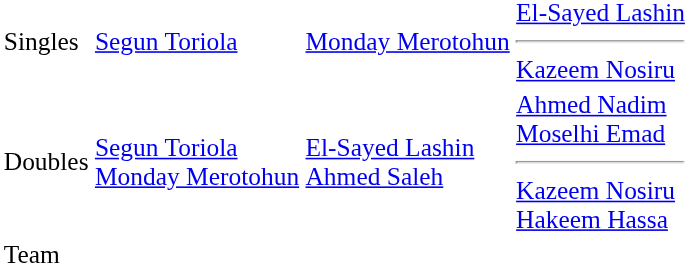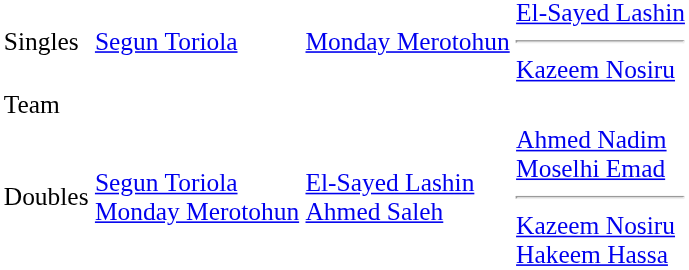rows swapped: (46, 162) <-> (32, 254)
